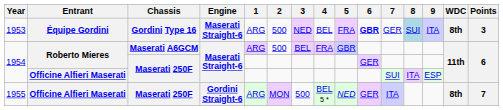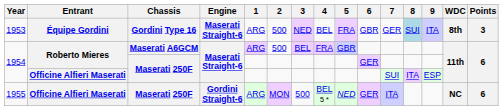(369, 30) bold -> (369, 30) normal
(456, 94) 8th -> (455, 94) NC
(483, 94) 7 -> (483, 94) 6
